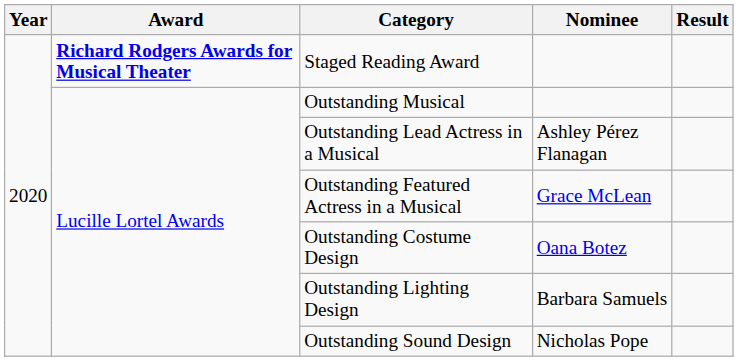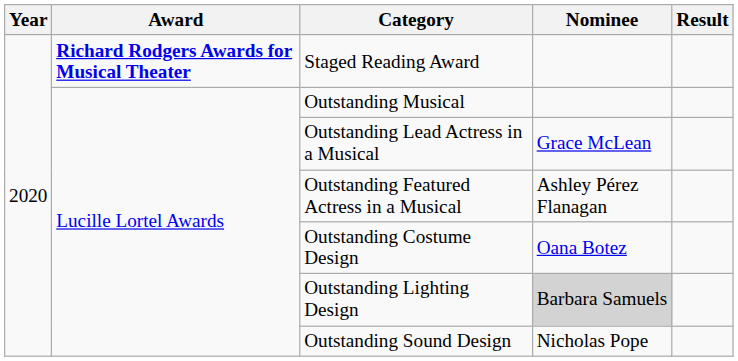(588, 143) Ashley Pérez Flanagan -> (594, 143) Grace McLean
(594, 195) Grace McLean -> (588, 195) Ashley Pérez Flanagan
(602, 299) no background -> (602, 299) lightgrey background
